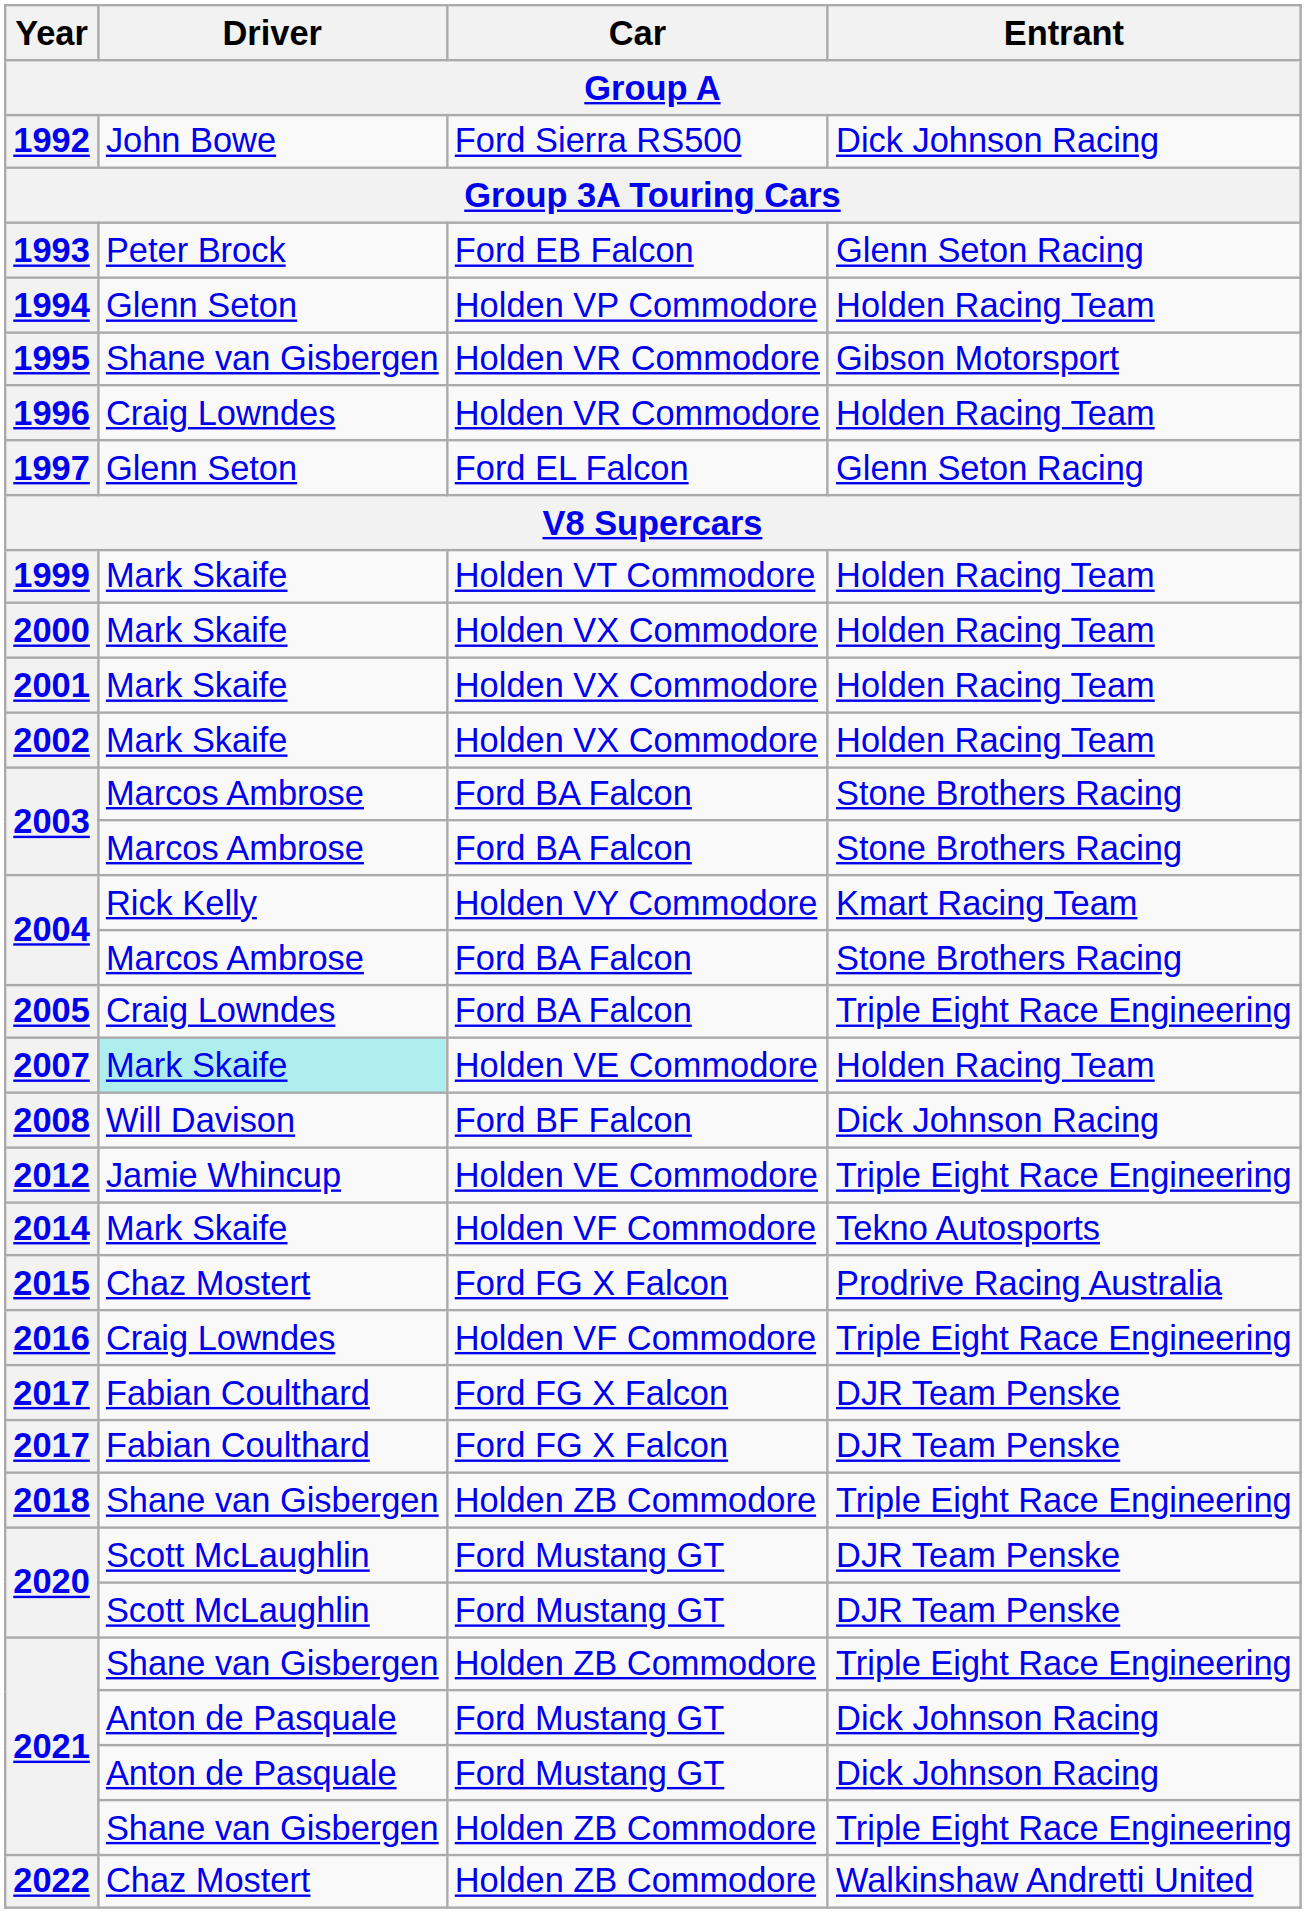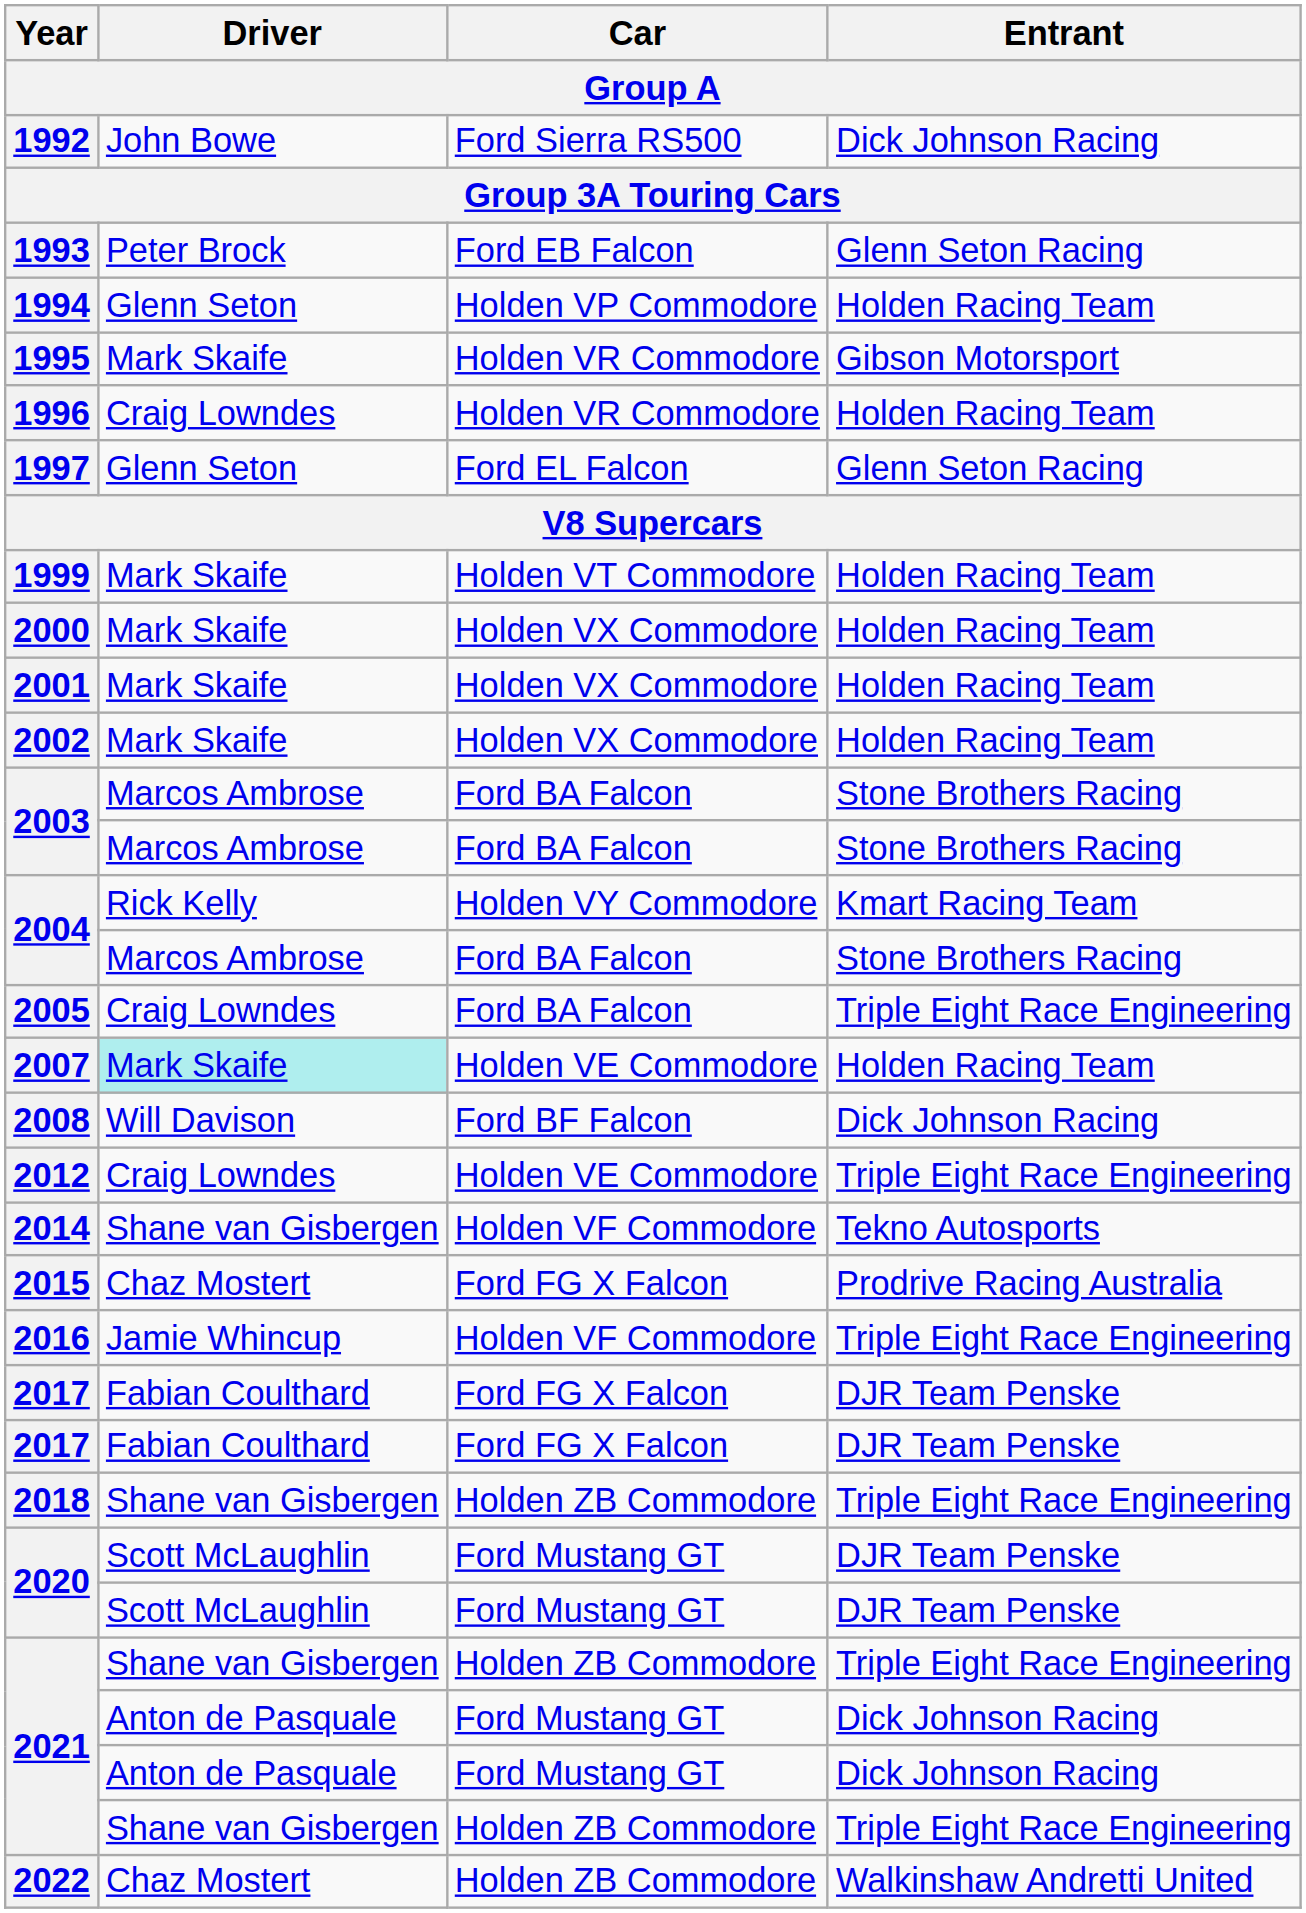(272, 359) Shane van Gisbergen -> (197, 359) Mark Skaife
(223, 1175) Jamie Whincup -> (221, 1175) Craig Lowndes
(197, 1229) Mark Skaife -> (272, 1229) Shane van Gisbergen
(221, 1338) Craig Lowndes -> (223, 1338) Jamie Whincup
